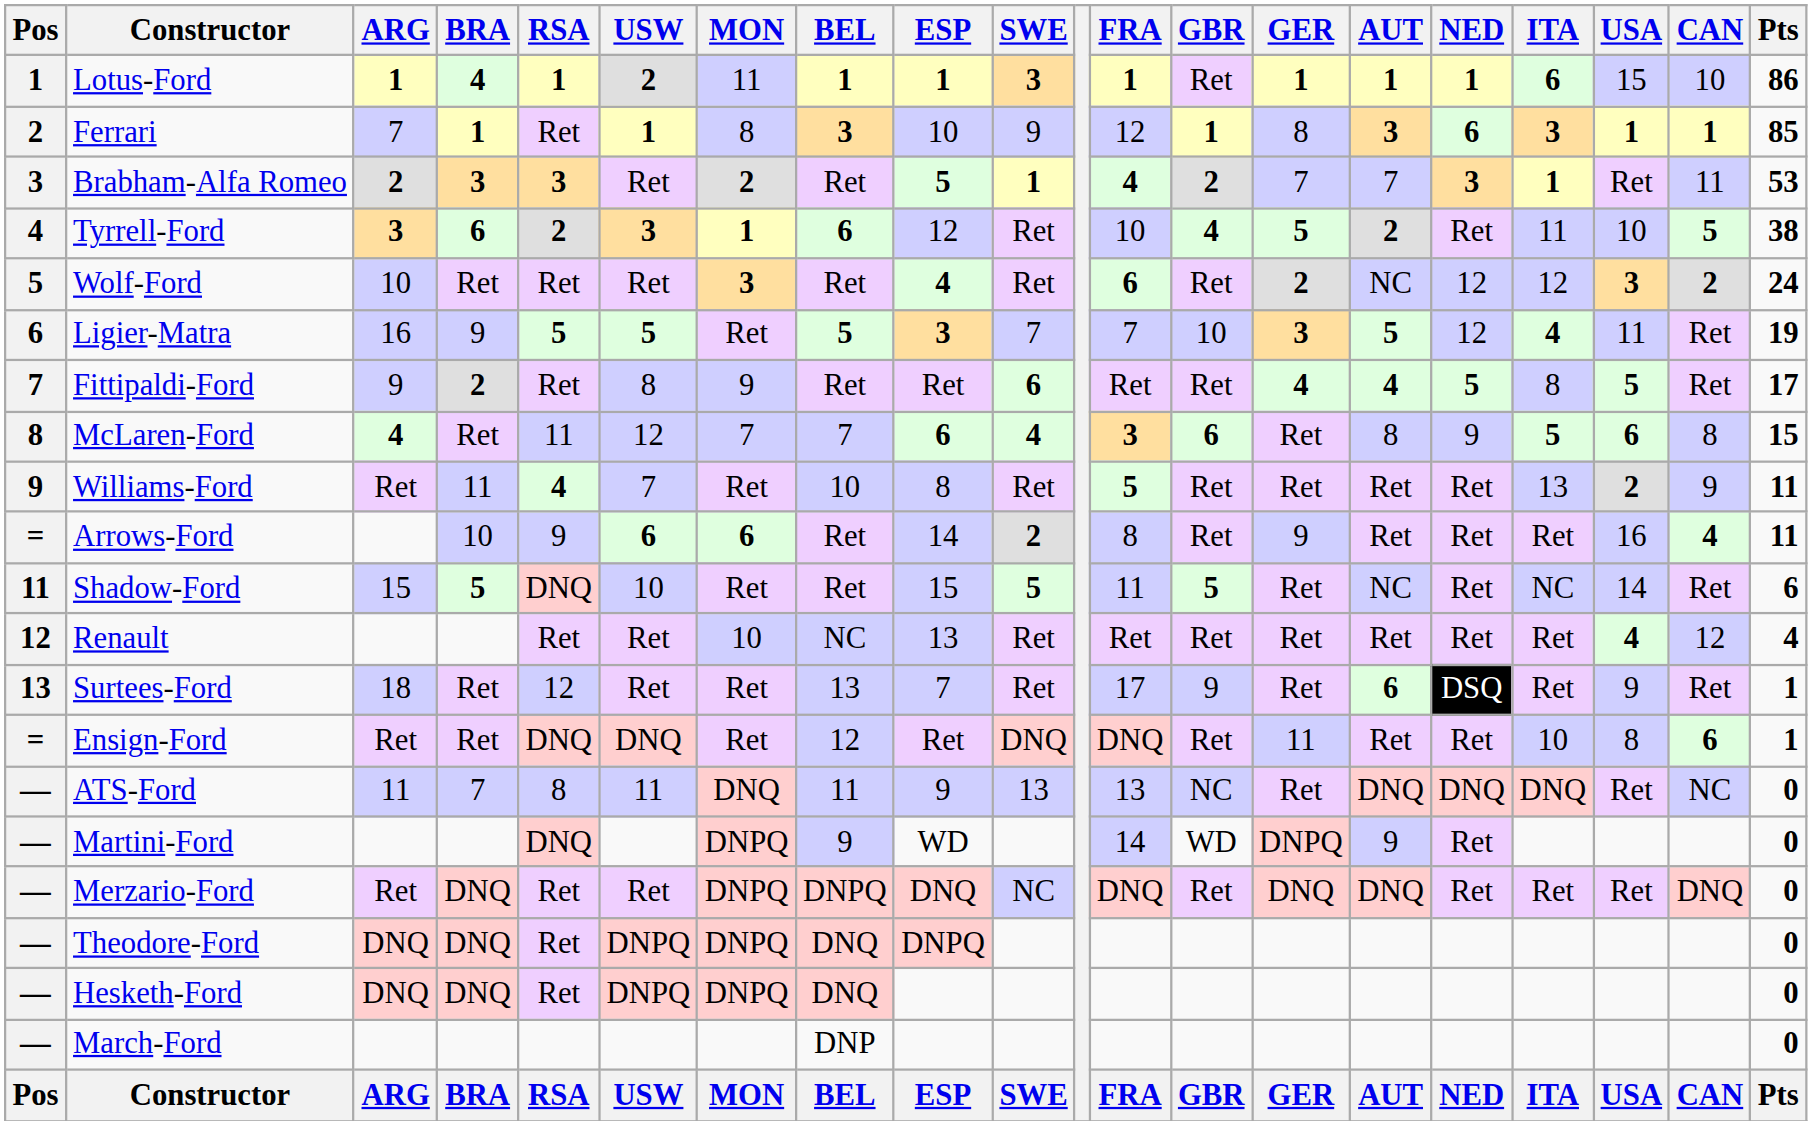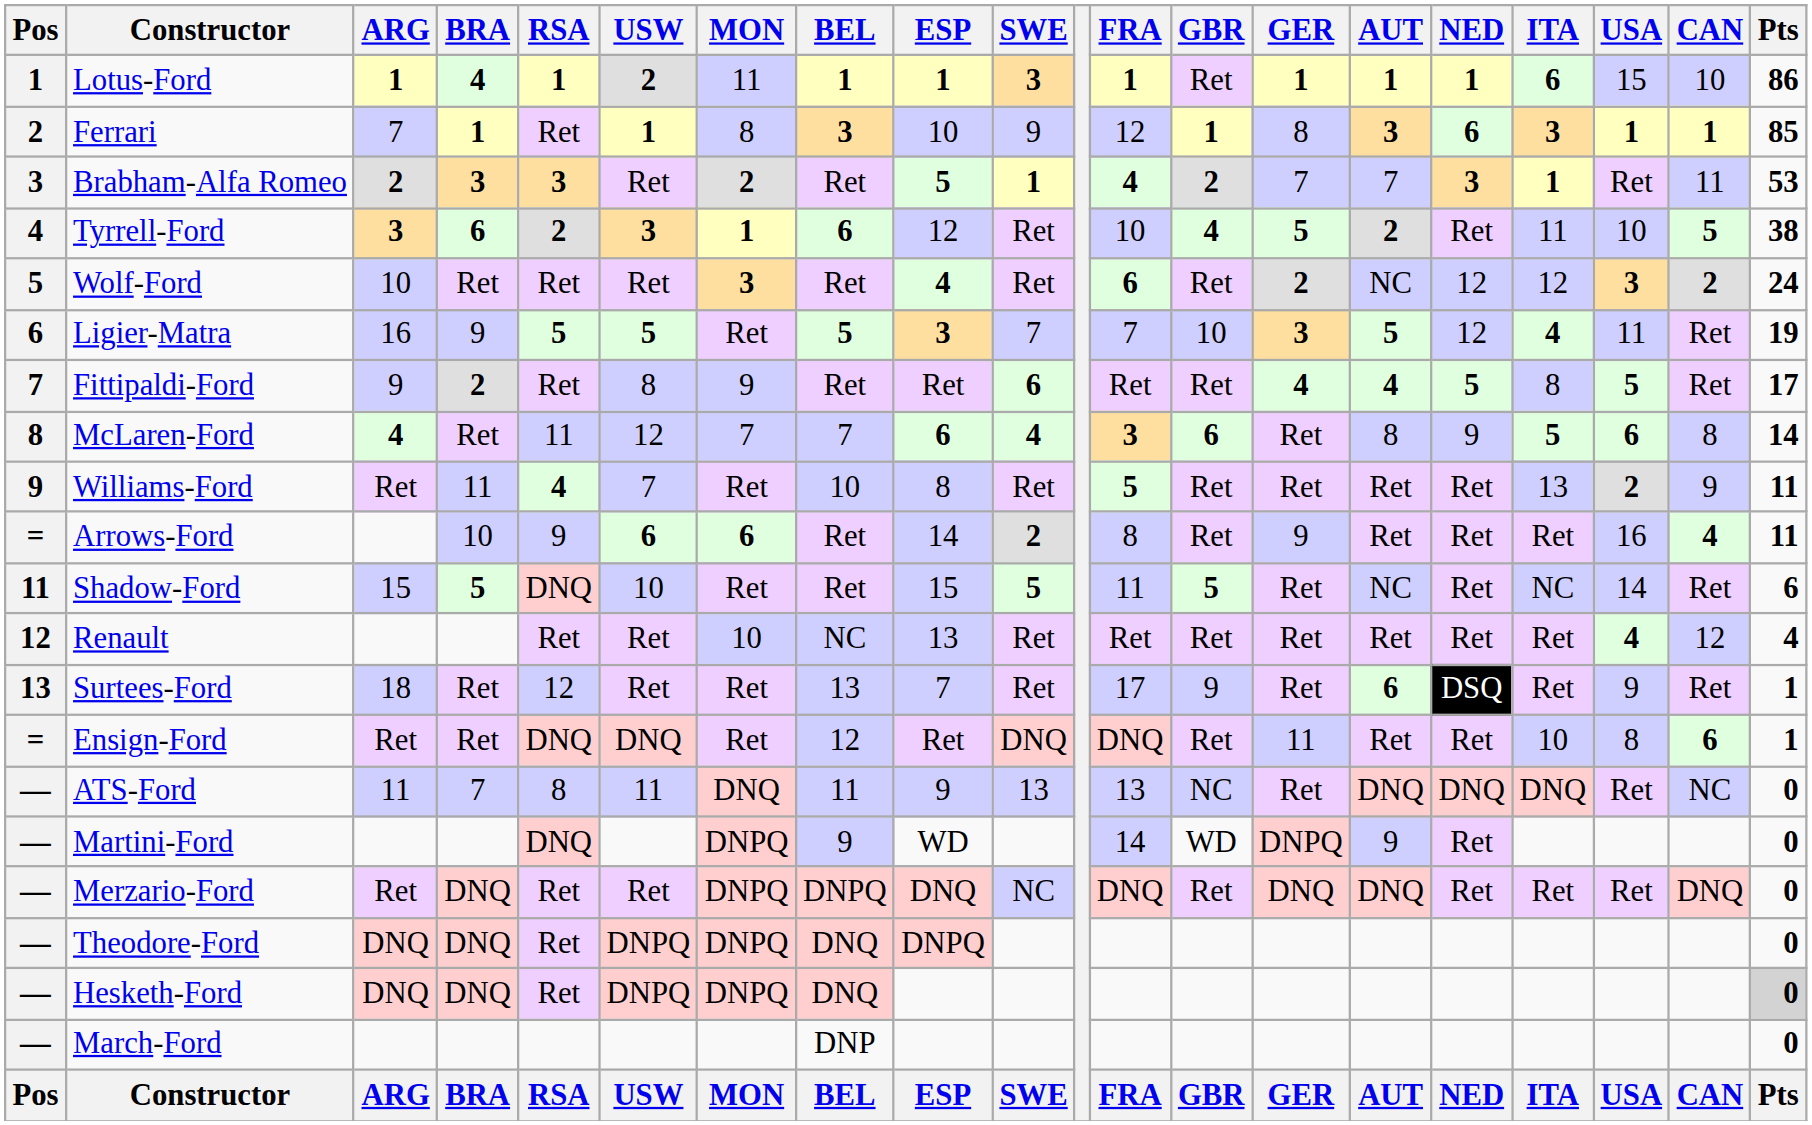(1783, 435) 15 -> (1783, 435) 14
(1791, 992) no background -> (1791, 992) lightgrey background
